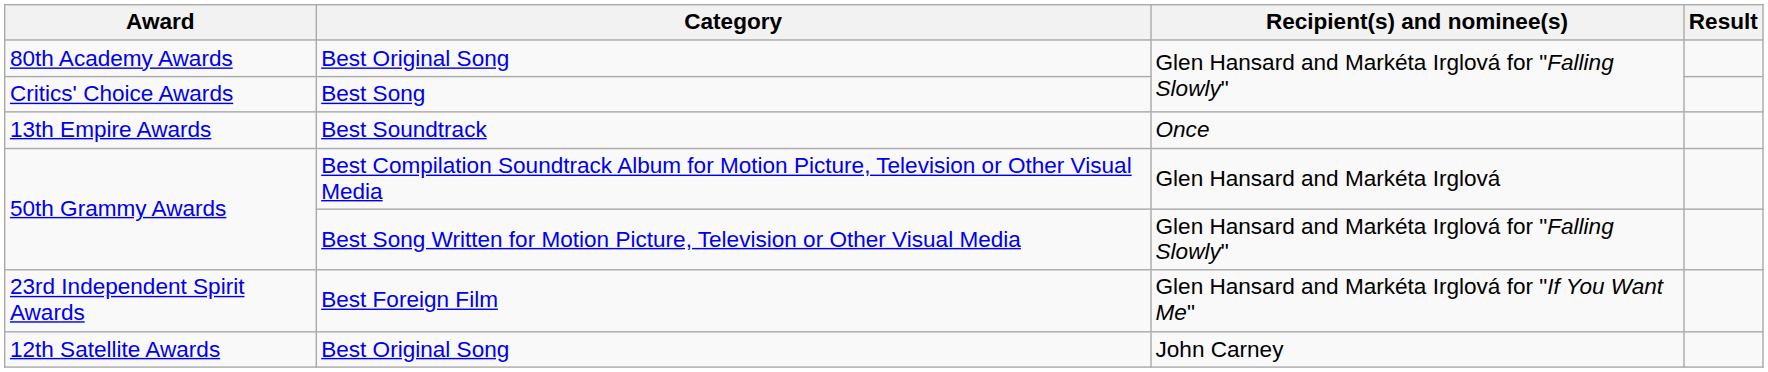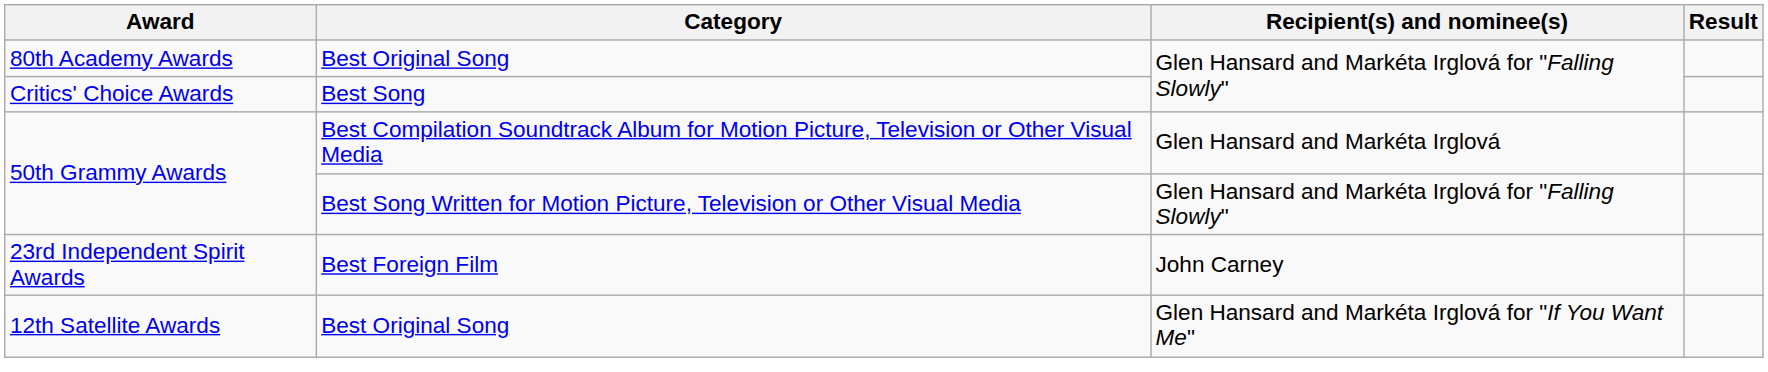- row: (111, 129)
(1409, 300) Glen Hansard and Markéta Irglová for "If You Want Me" -> (1219, 264) John Carney
(1219, 348) John Carney -> (1409, 325) Glen Hansard and Markéta Irglová for "If You Want Me"
